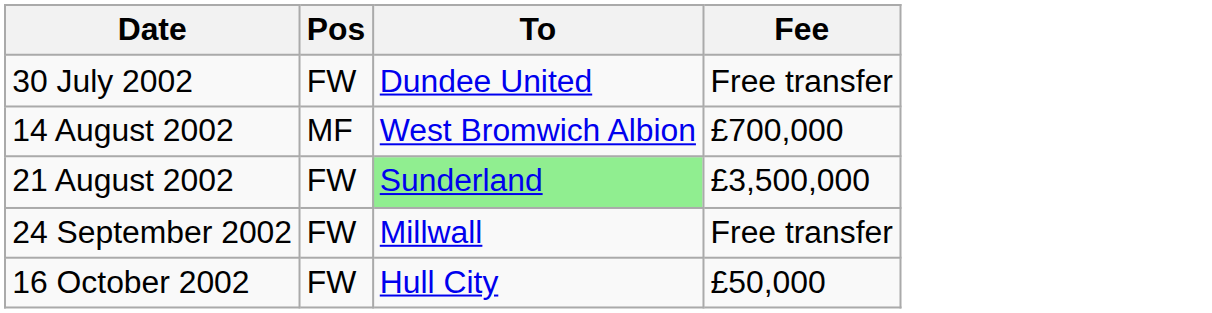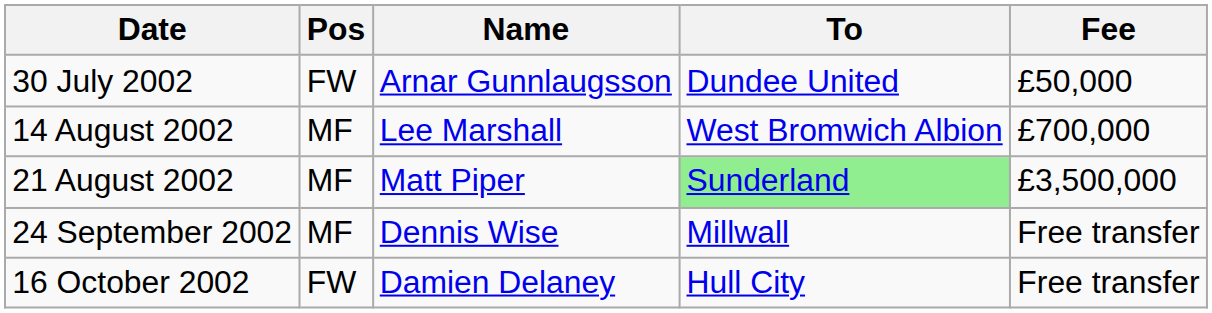+ column: (526, 29)
(802, 80) Free transfer -> (1075, 80) £50,000
(331, 181) FW -> (330, 181) MF
(331, 231) FW -> (330, 231) MF
(768, 282) £50,000 -> (1108, 282) Free transfer
